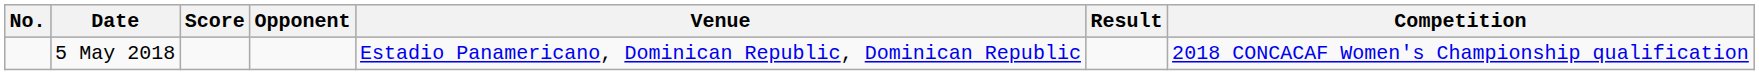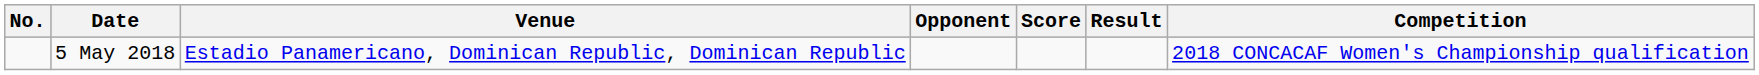columns swapped: (720, 21) <-> (215, 21)
